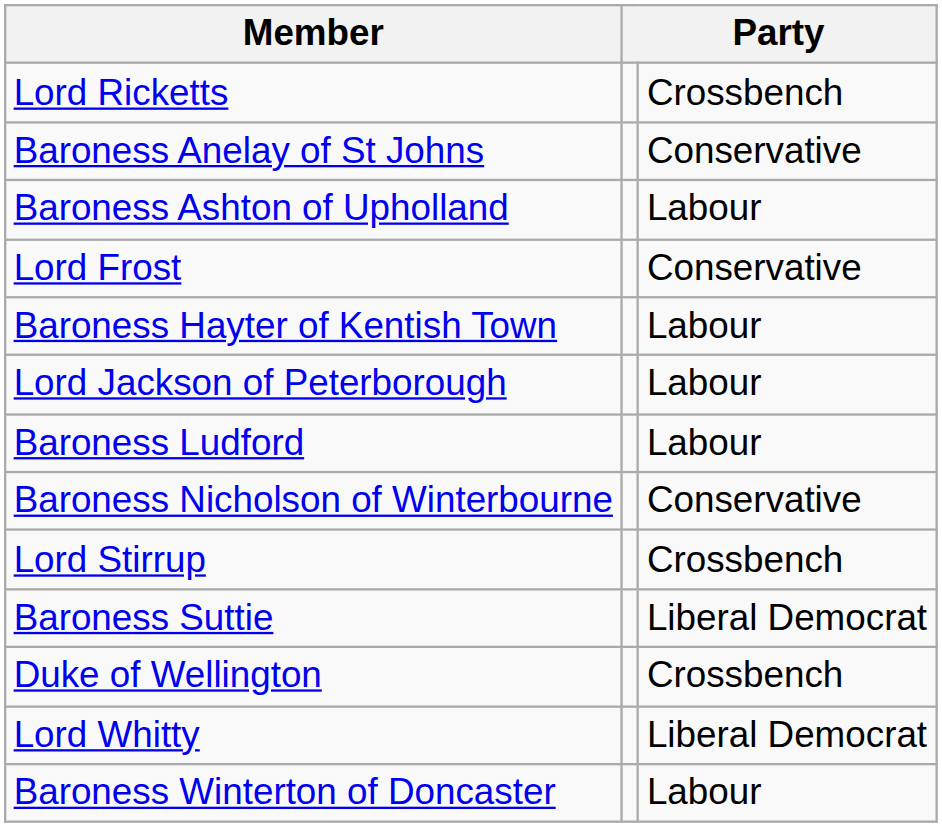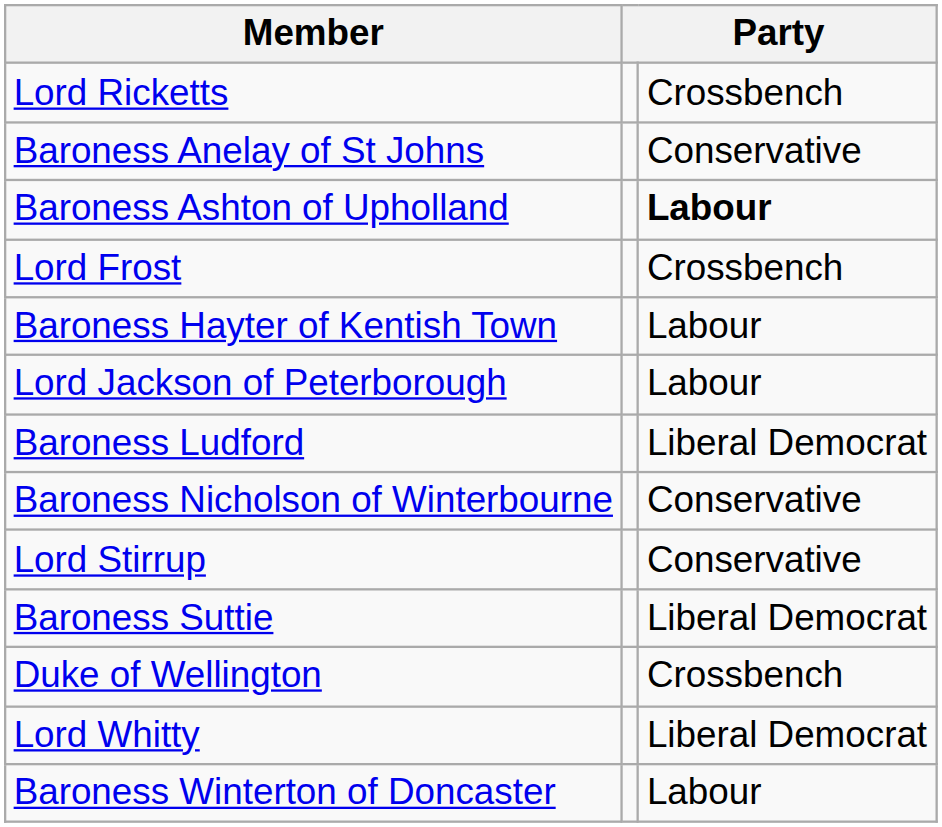(704, 208) normal -> (709, 208) bold
(754, 267) Conservative -> (745, 267) Crossbench
(704, 442) Labour -> (787, 442) Liberal Democrat
(745, 558) Crossbench -> (754, 558) Conservative
